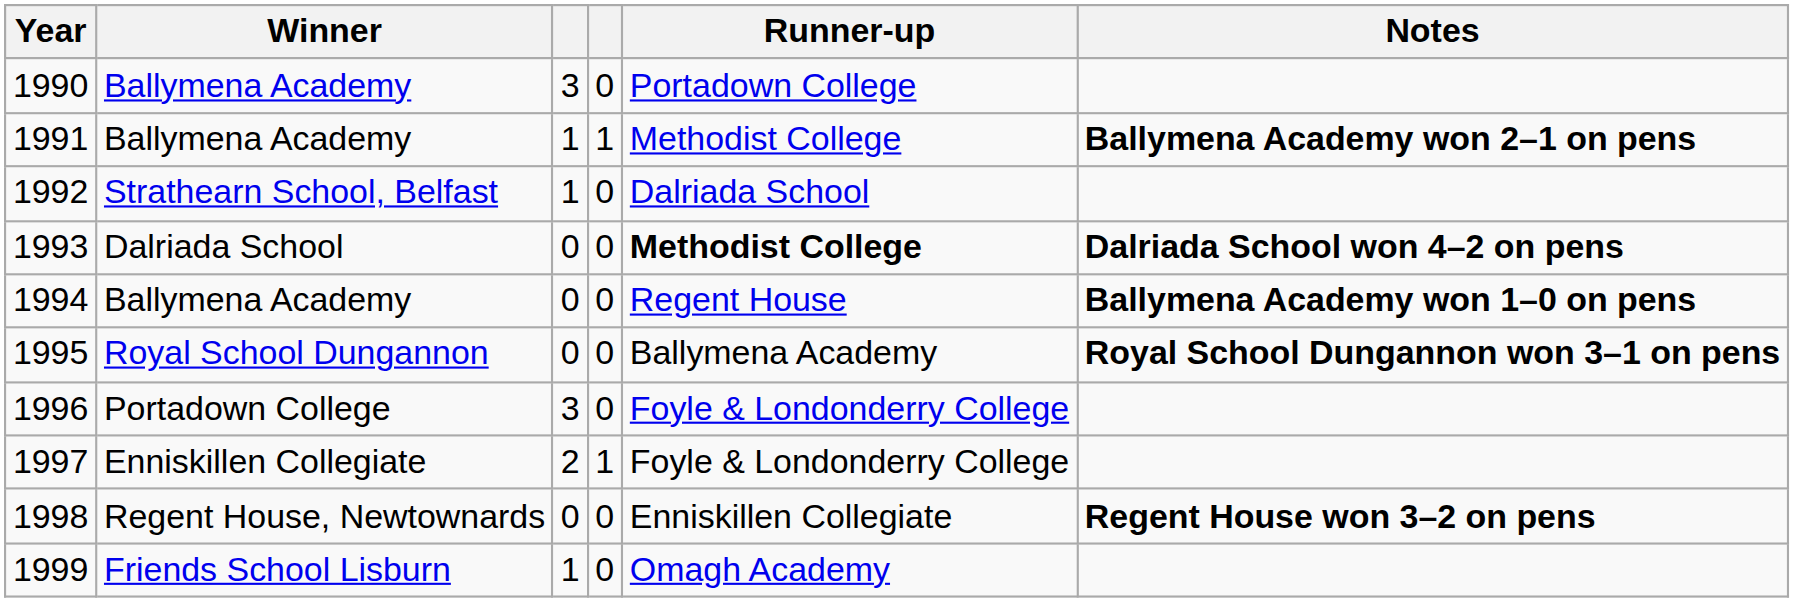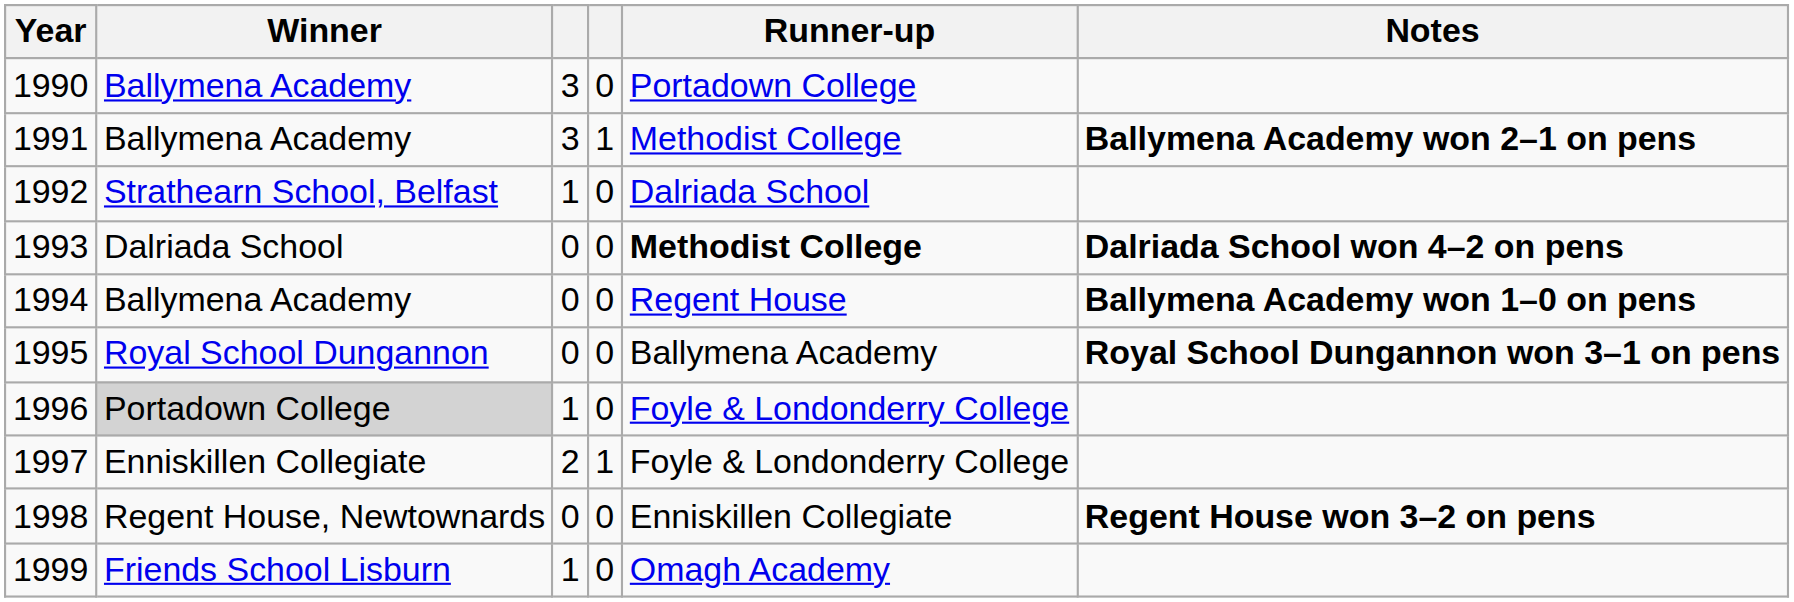(570, 138) 1 -> (570, 138) 3
(247, 407) no background -> (247, 407) lightgrey background
(570, 407) 3 -> (570, 407) 1
